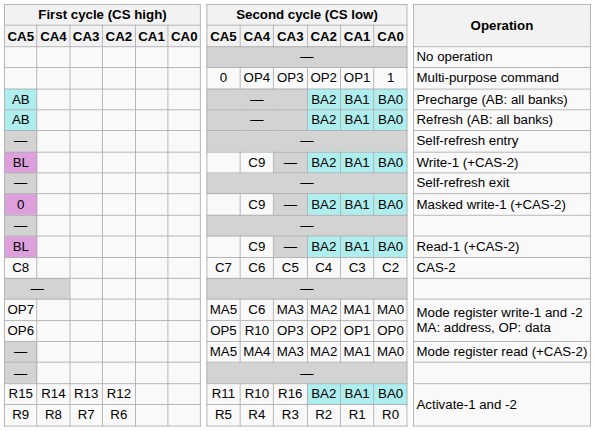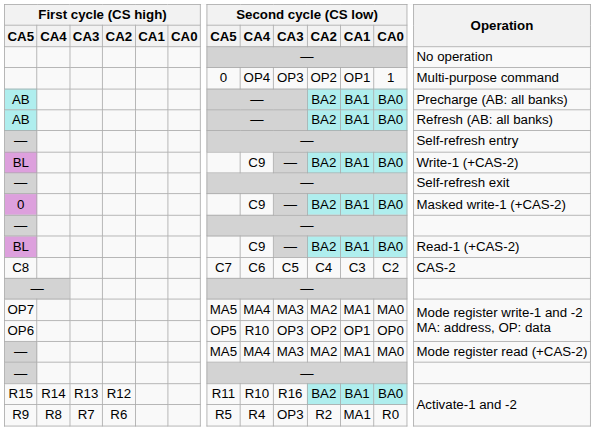(257, 309) C6 -> (257, 309) MA4
(290, 415) R3 -> (290, 415) OP3
(357, 415) R1 -> (357, 415) MA1
